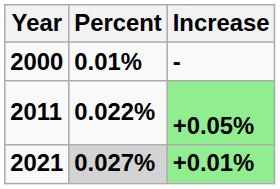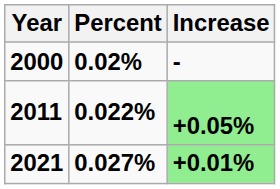(108, 61) 0.01% -> (108, 61) 0.02%
(115, 163) lightgrey background -> (115, 163) no background
